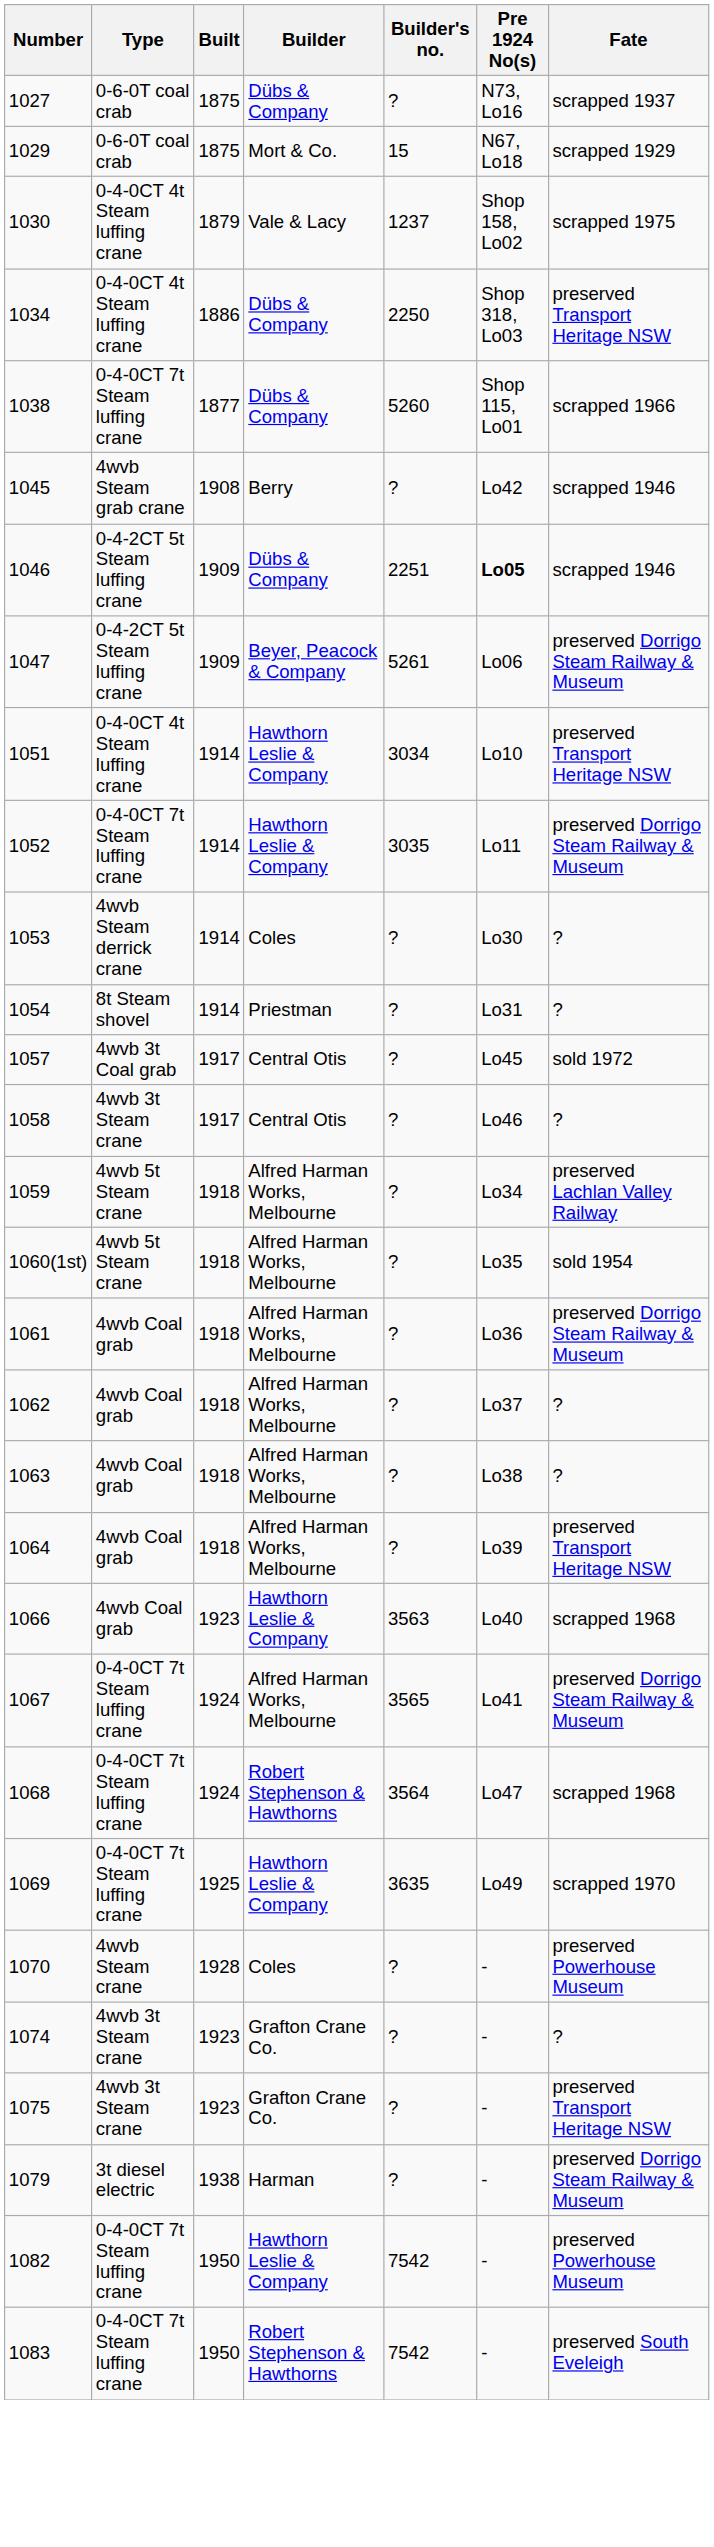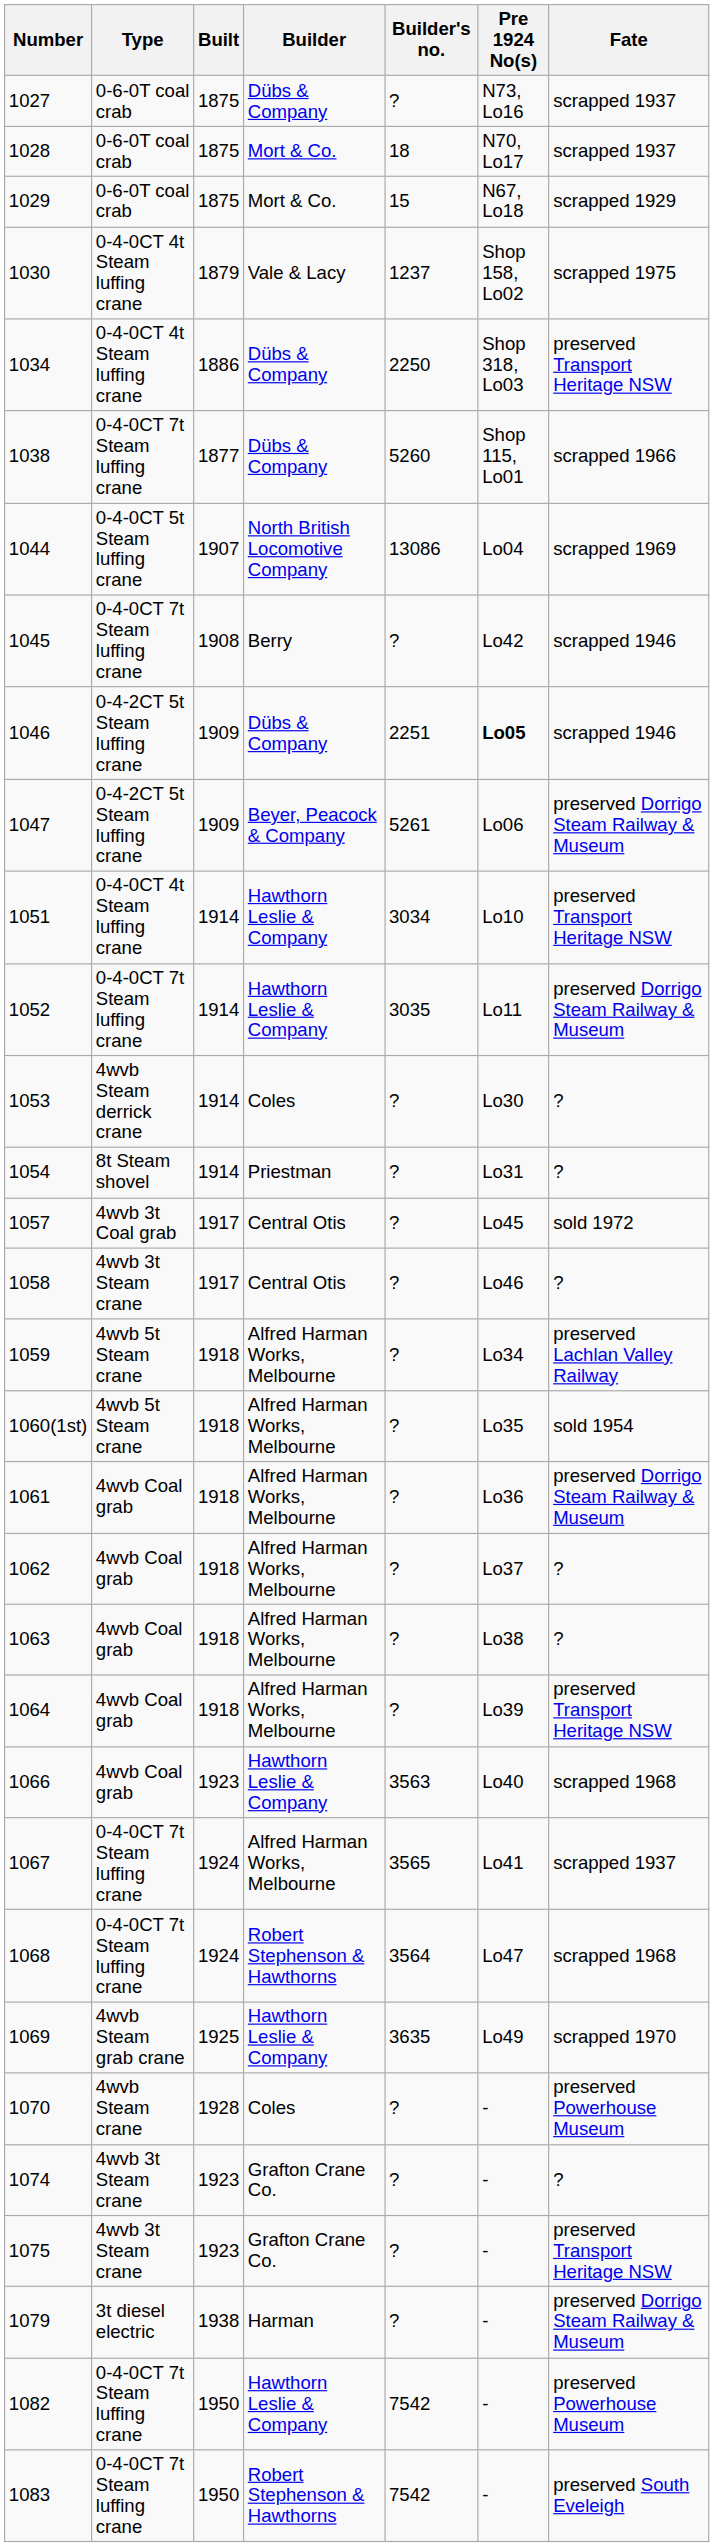+ row: (30, 151)
+ row: (30, 548)
(140, 488) 4wvb Steam grab crane -> (140, 640) 0-4-0CT 7t Steam luffing crane
(627, 1700) preserved Dorrigo Steam Railway & Museum -> (615, 1863) scrapped 1937
(140, 1884) 0-4-0CT 7t Steam luffing crane -> (140, 2037) 4wvb Steam grab crane
